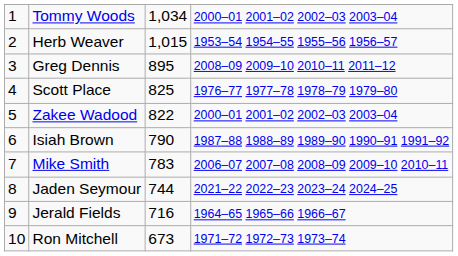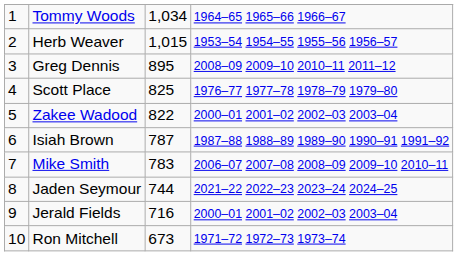(296, 17) 2000–01 2001–02 2002–03 2003–04 -> (270, 17) 1964–65 1965–66 1966–67
(161, 139) 790 -> (161, 139) 787
(270, 214) 1964–65 1965–66 1966–67 -> (296, 214) 2000–01 2001–02 2002–03 2003–04
